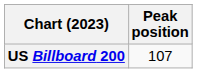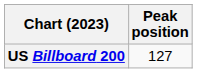(160, 56) 107 -> (160, 56) 127
